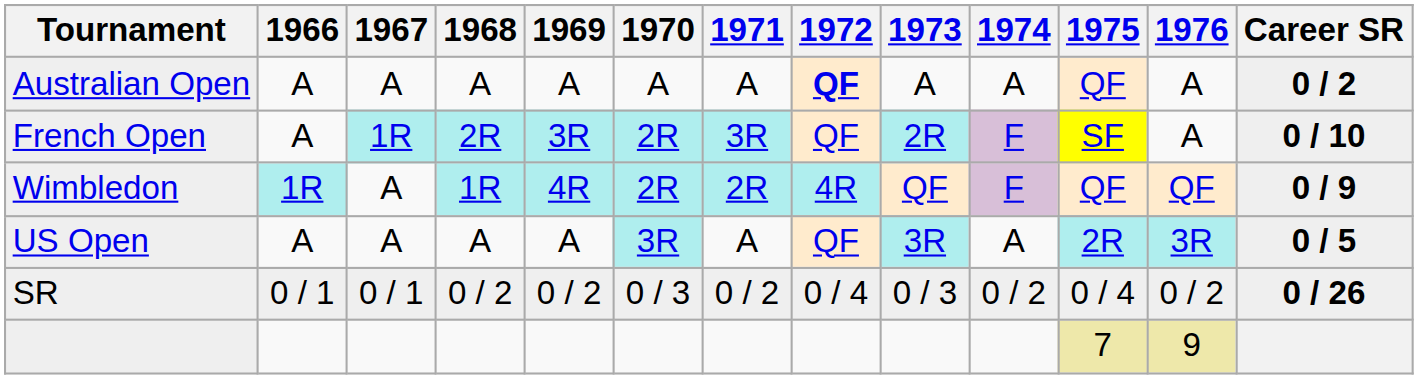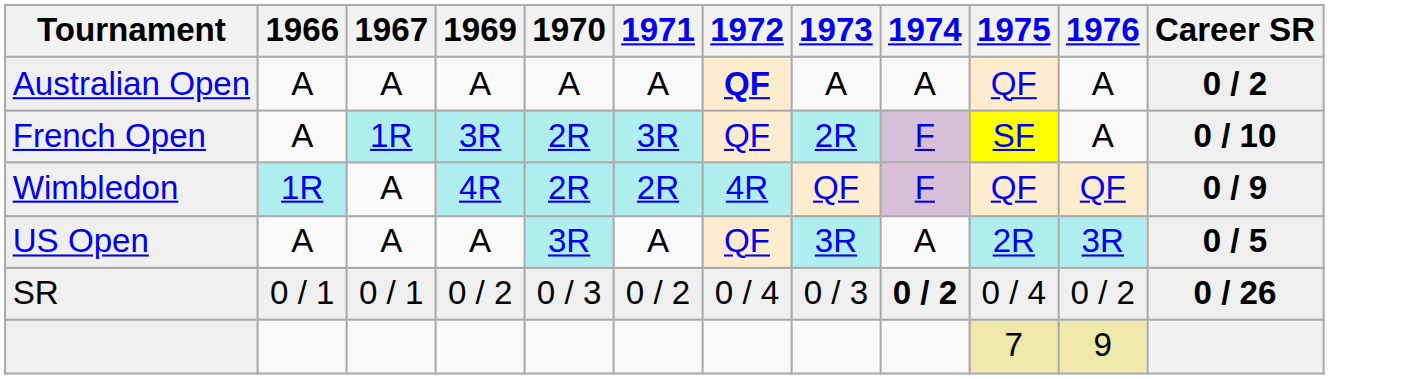- column: (480, 30)
(1014, 293) normal -> (925, 293) bold
